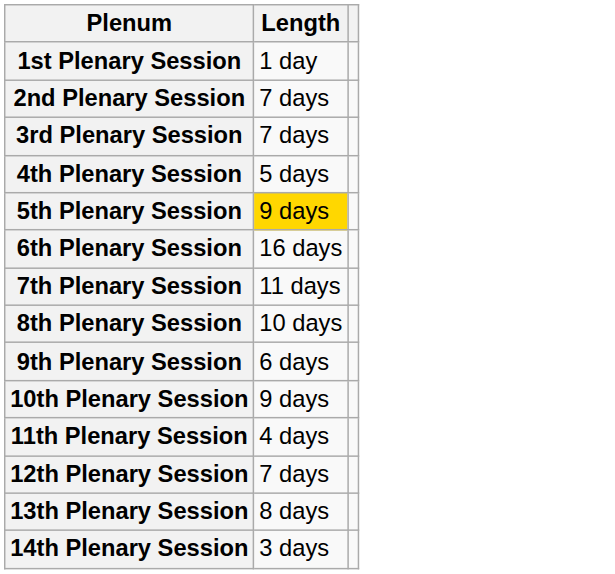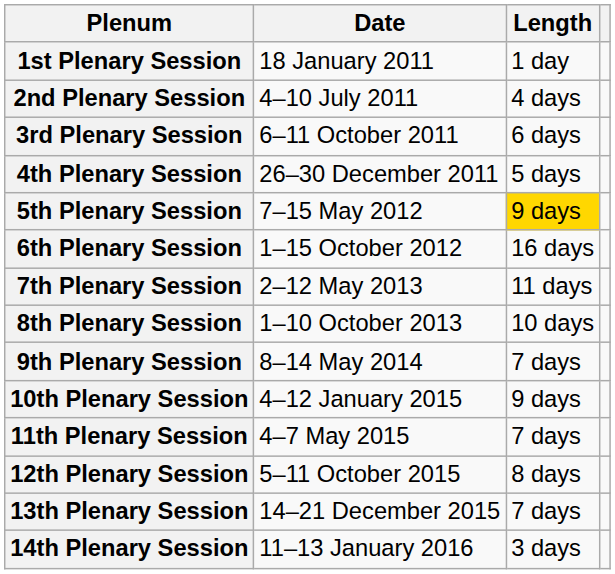+ column: (380, 23)
(294, 98) 7 days -> (546, 98) 4 days
(294, 135) 7 days -> (546, 135) 6 days
(294, 361) 6 days -> (546, 361) 7 days
(294, 436) 4 days -> (546, 436) 7 days
(294, 473) 7 days -> (546, 473) 8 days
(294, 511) 8 days -> (546, 511) 7 days
